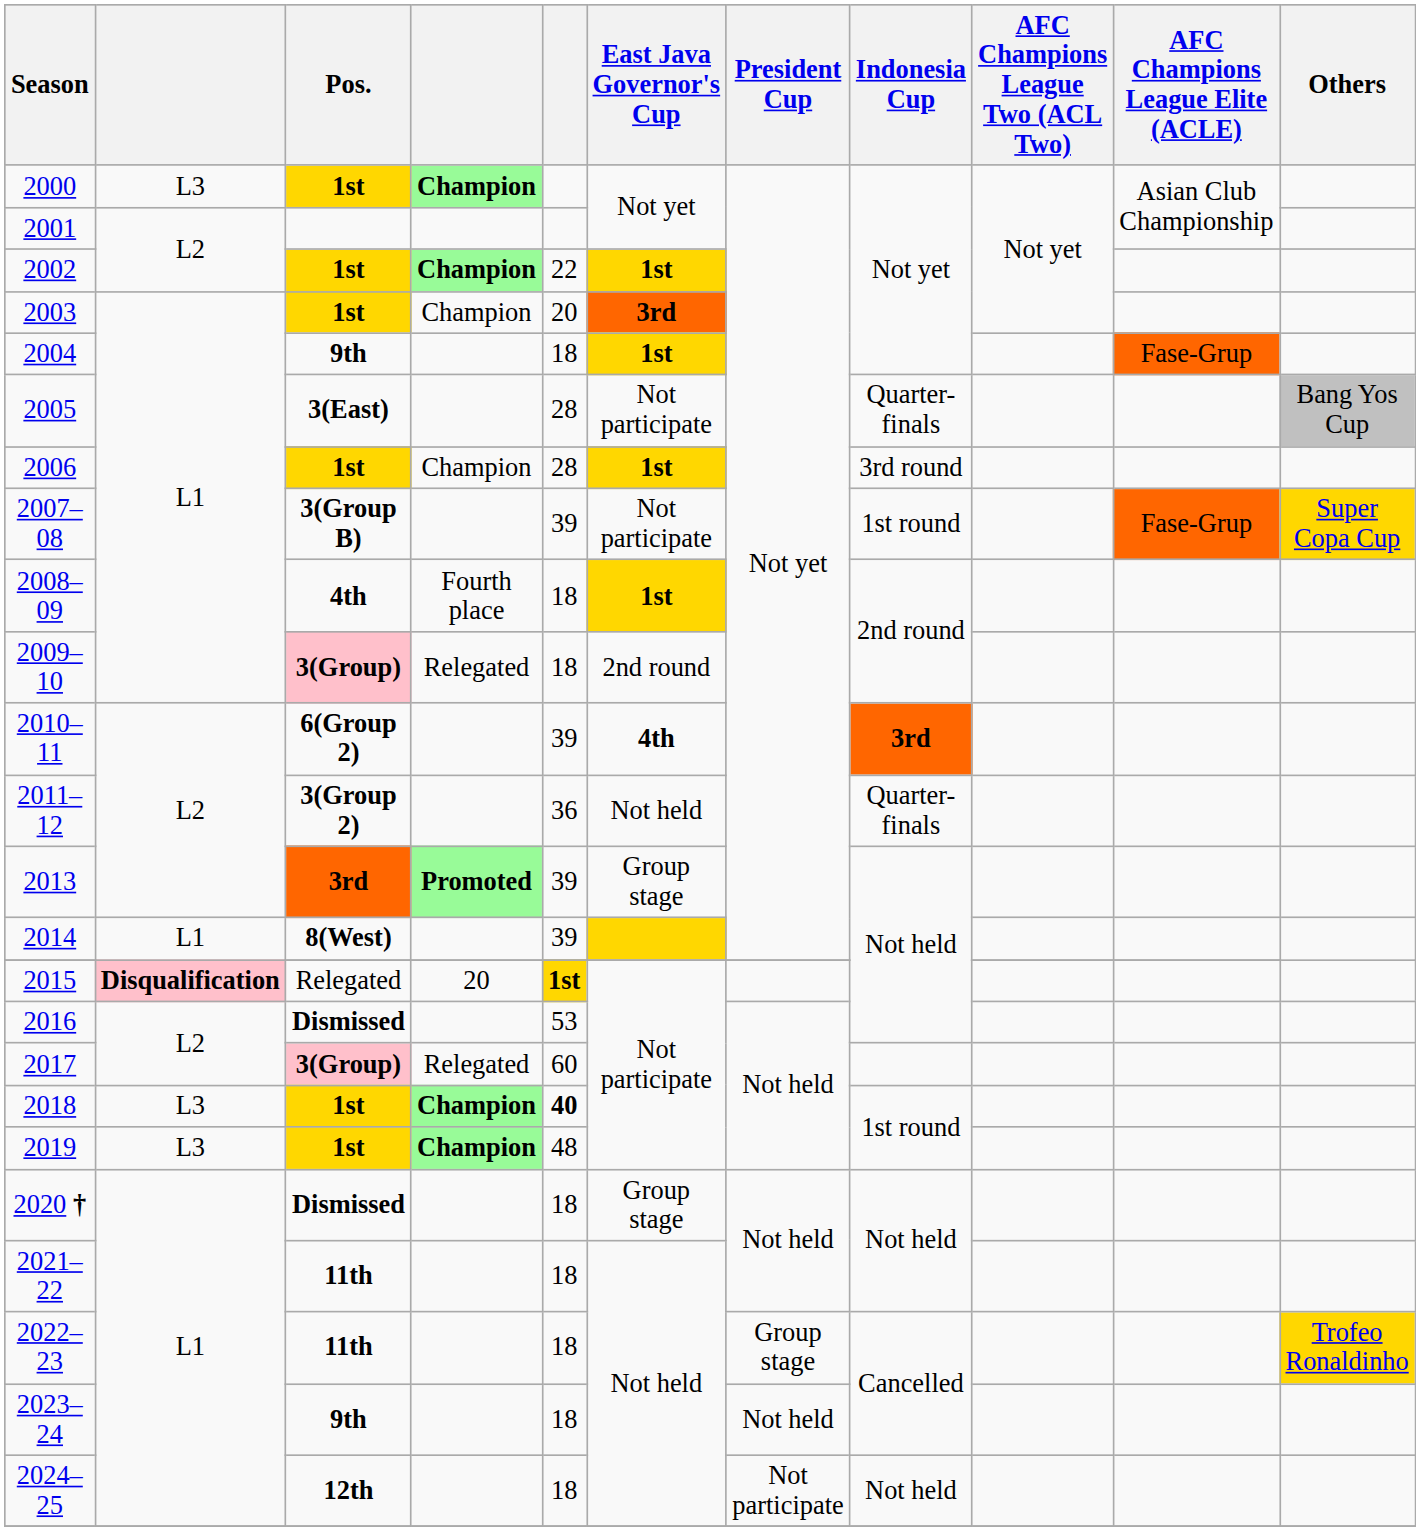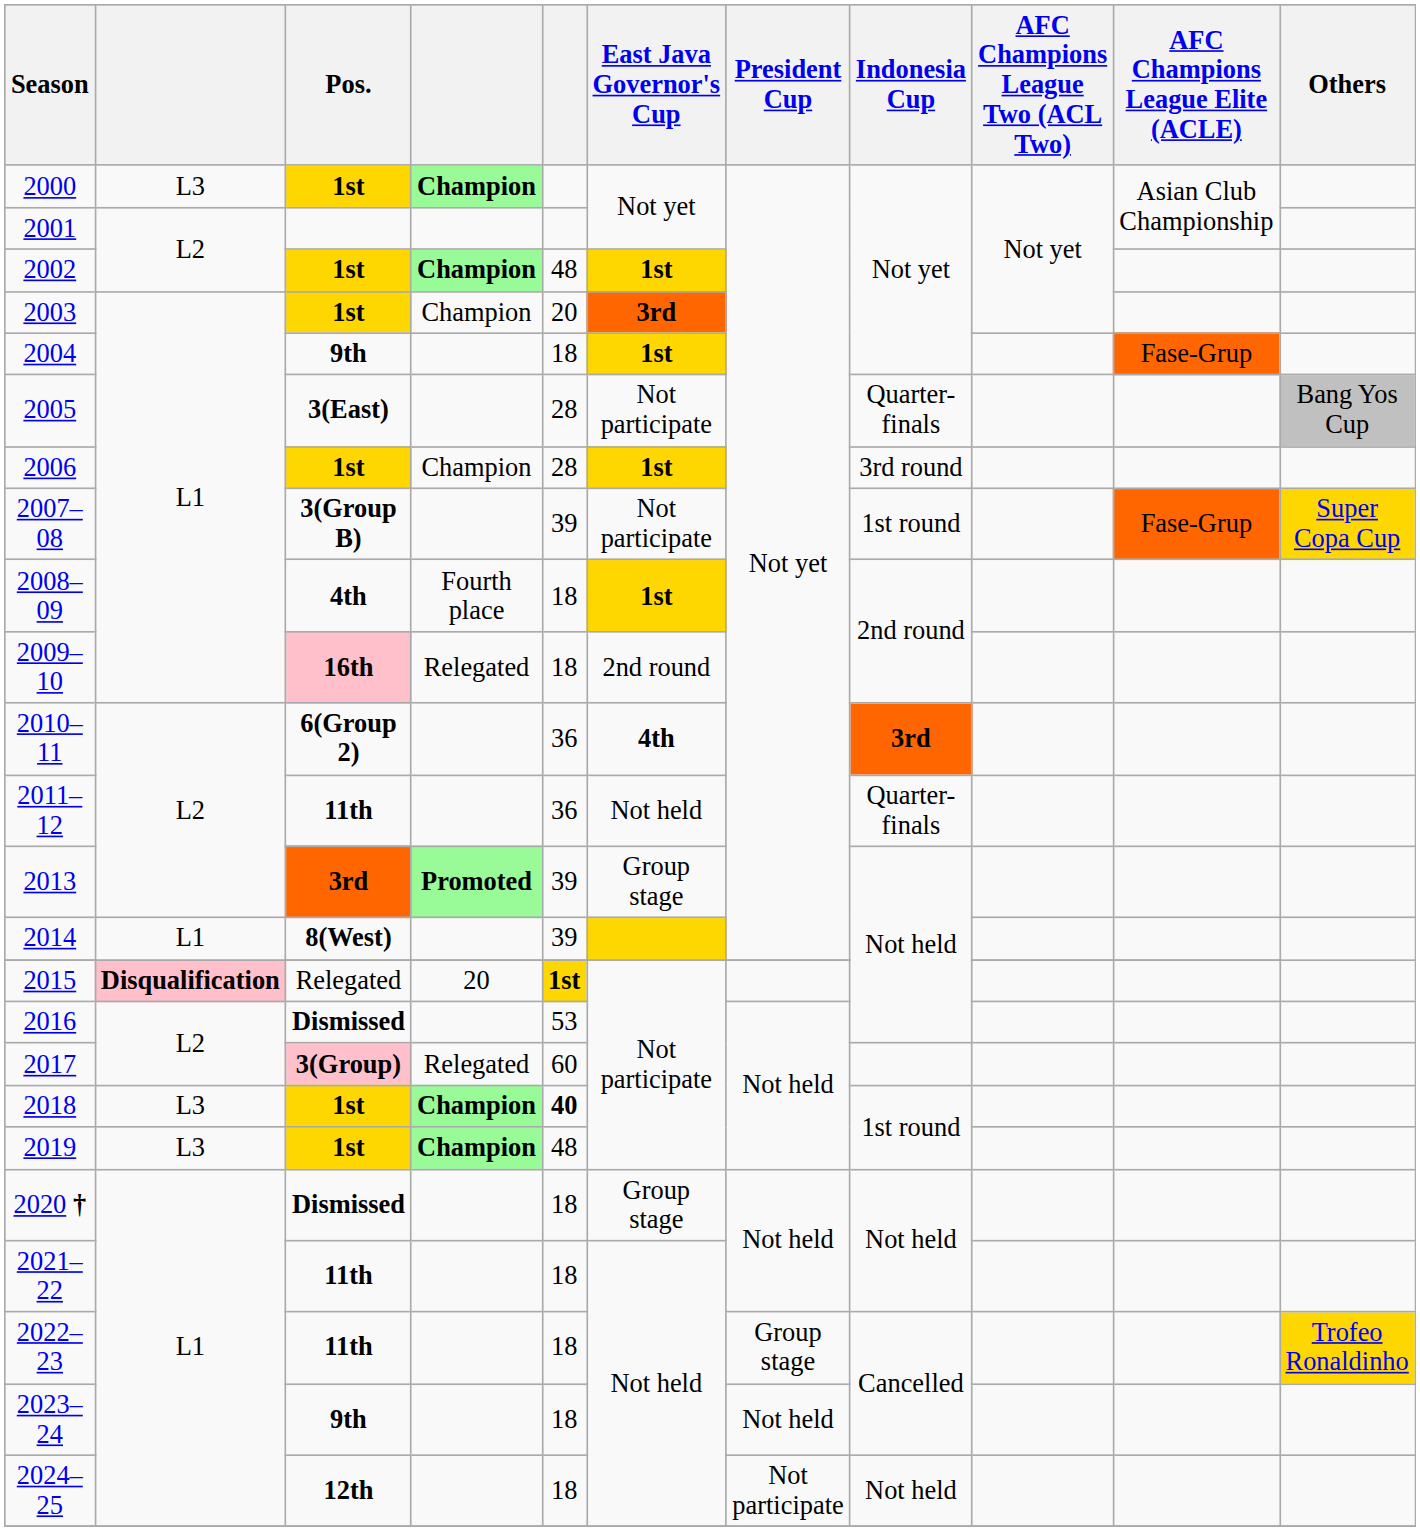(564, 269) 22 -> (564, 269) 48
(348, 666) 3(Group) -> (348, 666) 16th
(564, 738) 39 -> (564, 738) 36
(348, 810) 3(Group 2) -> (348, 810) 11th
